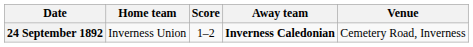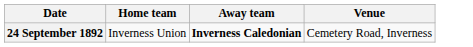- column: (206, 13)
